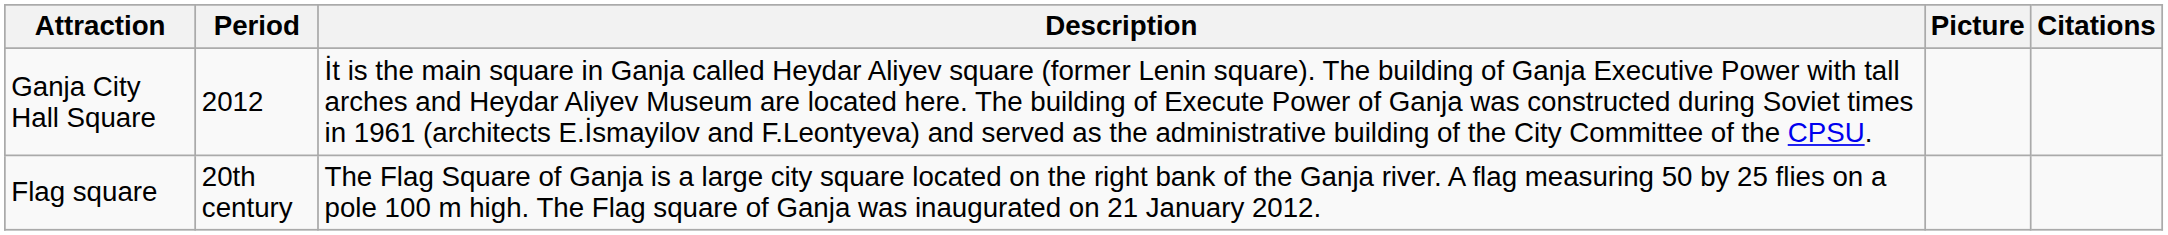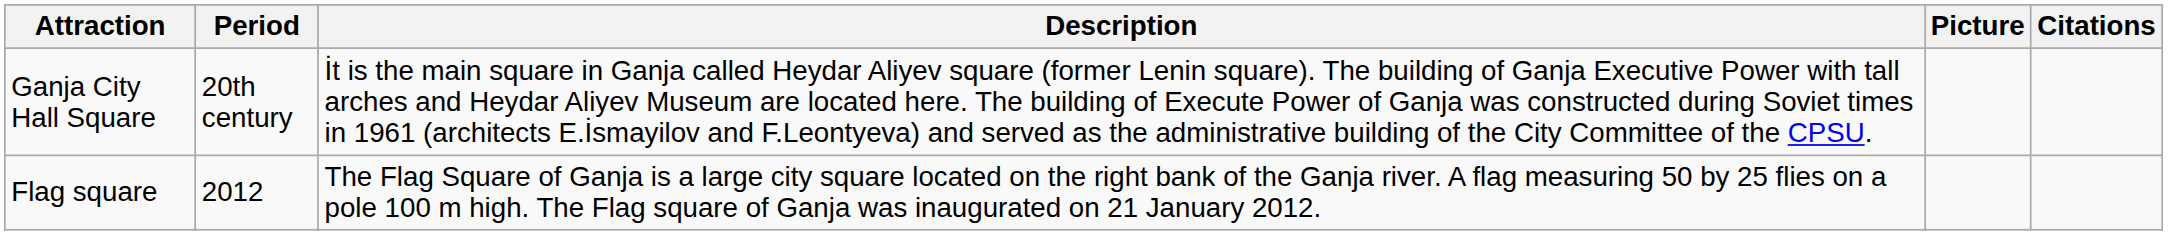(233, 101) 2012 -> (247, 101) 20th century
(247, 192) 20th century -> (233, 192) 2012
